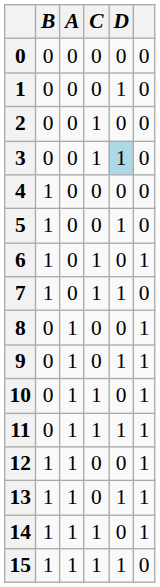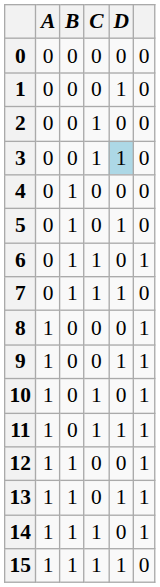columns swapped: (72, 21) <-> (48, 21)
